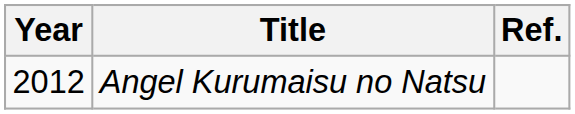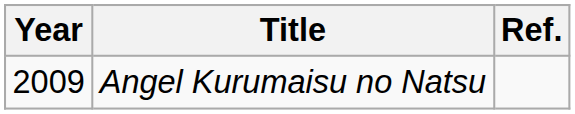(49, 81) 2012 -> (49, 81) 2009
